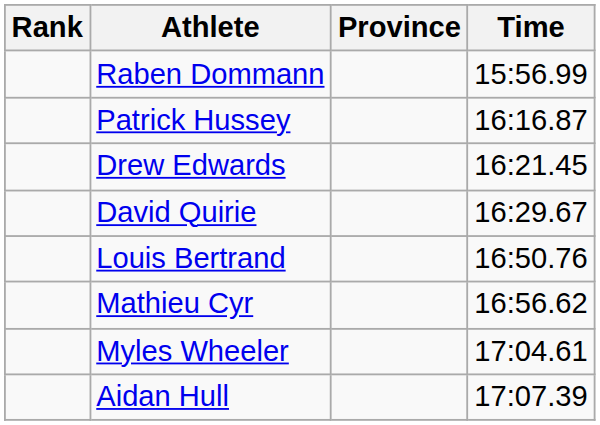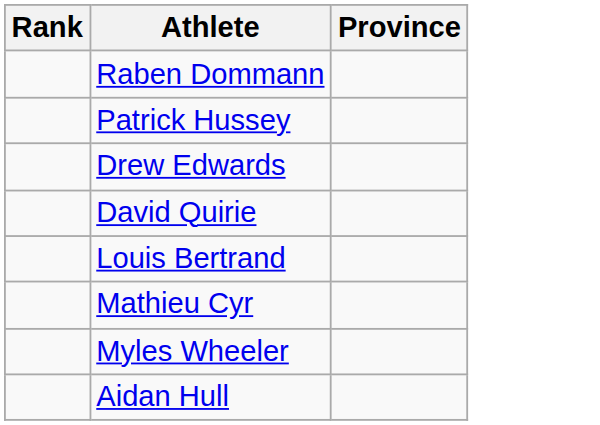- column: (531, 27)
